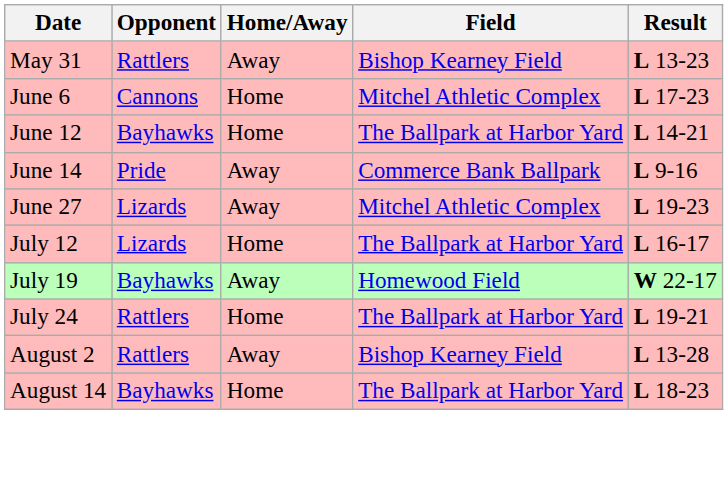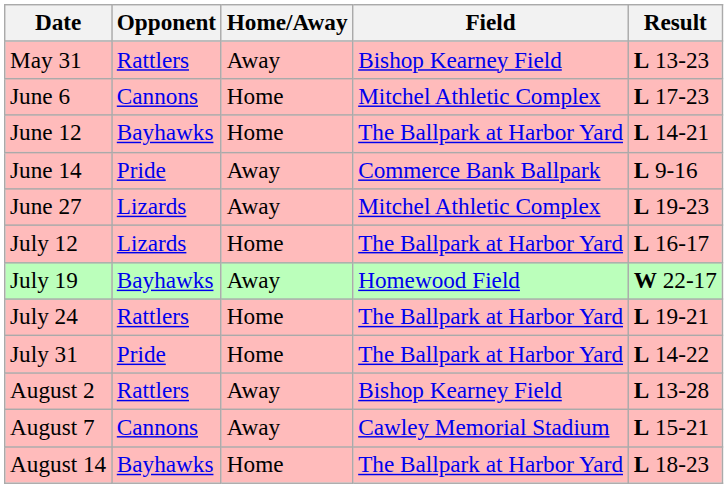+ row: (44, 354)
+ row: (52, 427)
